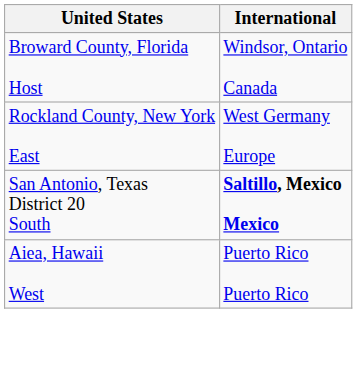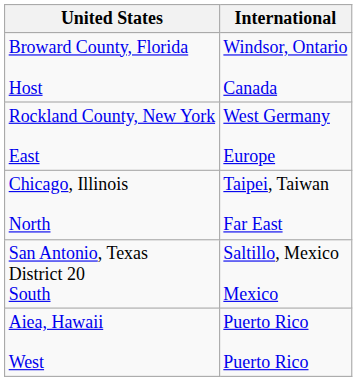+ row: (68, 204)
(283, 204) bold -> (281, 273) normal
